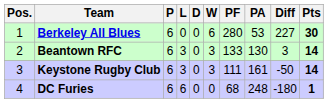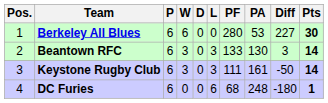columns swapped: (212, 13) <-> (183, 13)
